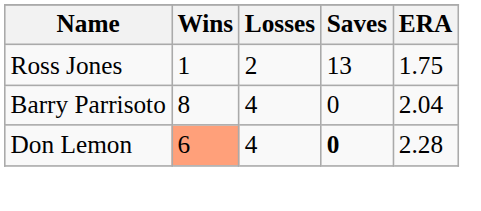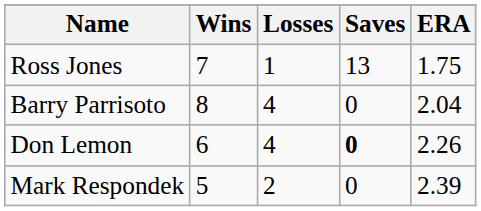(184, 64) 1 -> (202, 64) 7
(251, 64) 2 -> (269, 64) 1
(184, 144) lightsalmon background -> (202, 144) no background
(421, 144) 2.28 -> (439, 144) 2.26
+ row: (97, 184)
